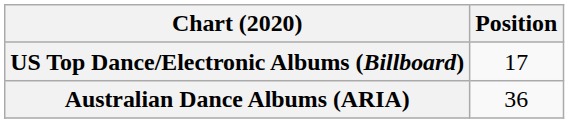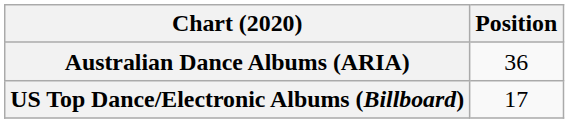rows swapped: (237, 99) <-> (237, 61)
